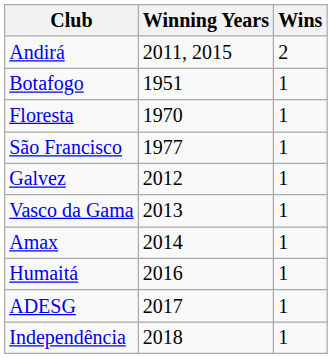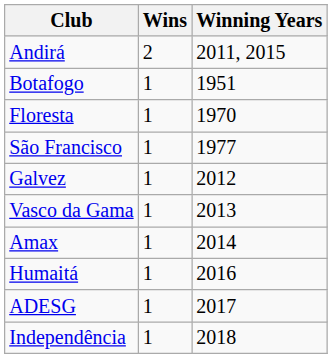columns swapped: (300, 20) <-> (206, 20)
